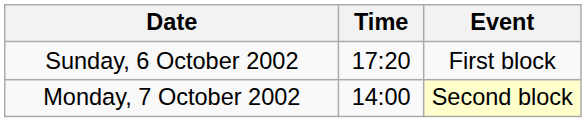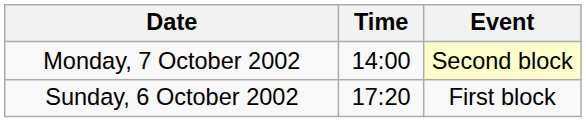rows swapped: (172, 60) <-> (172, 97)
